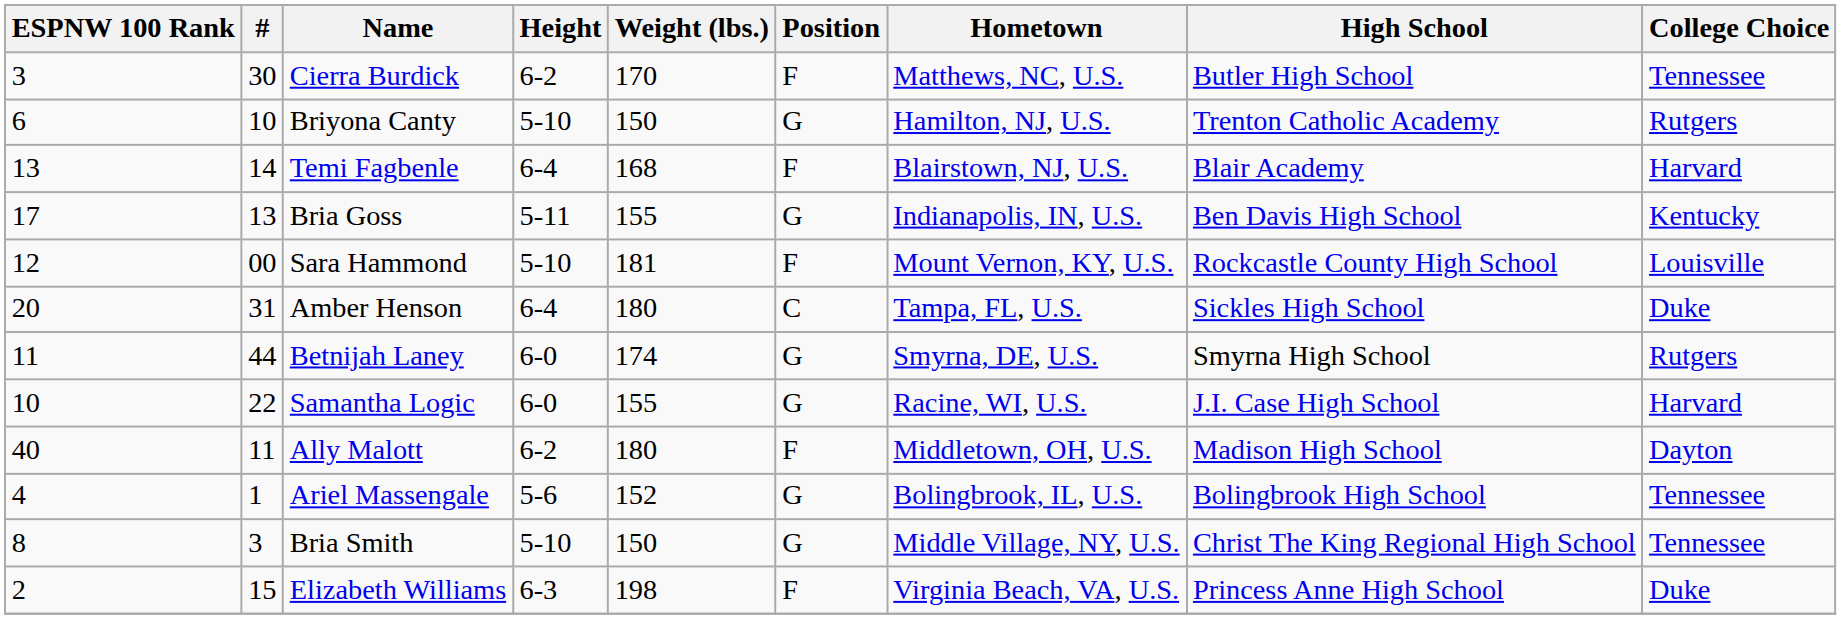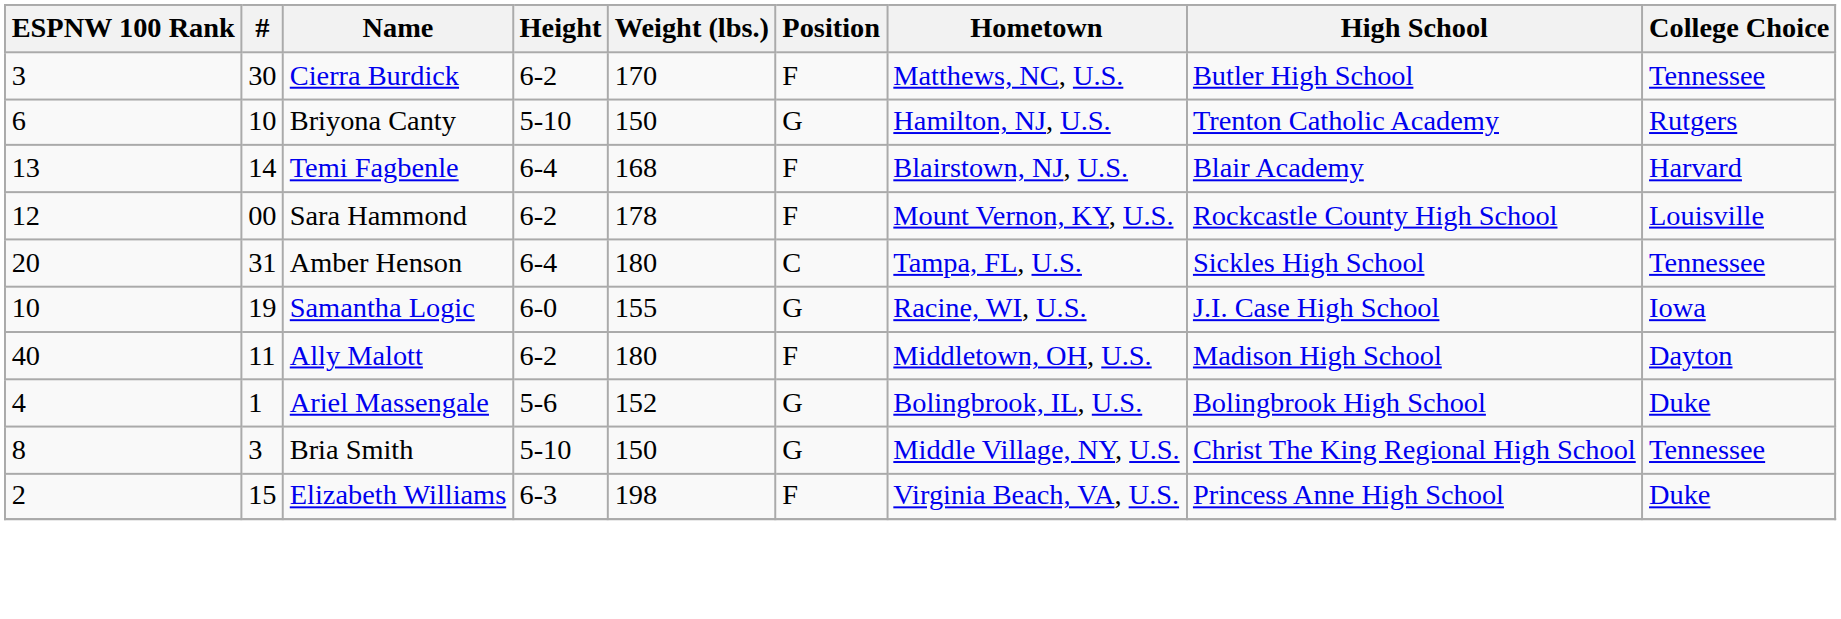- row: (346, 215)
(545, 262) 5-10 -> (538, 215) 6-2
(636, 262) 181 -> (636, 215) 178
(1680, 309) Duke -> (1707, 262) Tennessee
- row: (377, 355)
(262, 402) 22 -> (262, 309) 19
(1695, 402) Harvard -> (1677, 309) Iowa
(1707, 496) Tennessee -> (1680, 402) Duke
